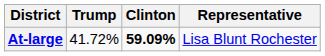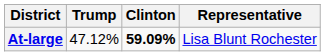(94, 39) 41.72% -> (94, 39) 47.12%
